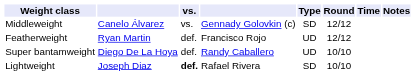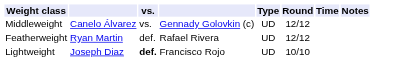(310, 24) SD -> (268, 24) UD
(234, 38) Francisco Rojo -> (189, 38) Rafael Rivera
- row: (50, 52)
(231, 65) Rafael Rivera -> (192, 52) Francisco Rojo
(310, 65) SD -> (268, 52) UD
